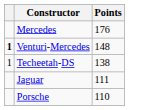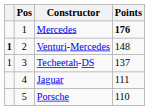+ column: (24, 12)
(102, 29) normal -> (122, 29) bold
(102, 62) 138 -> (122, 62) 137
